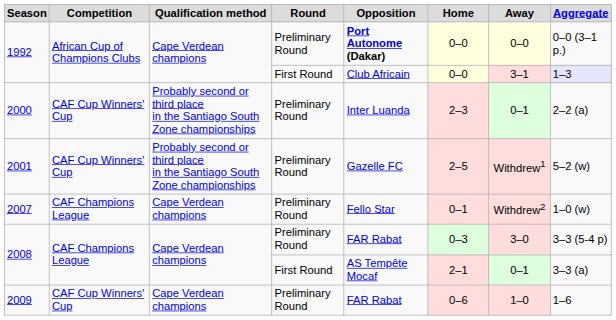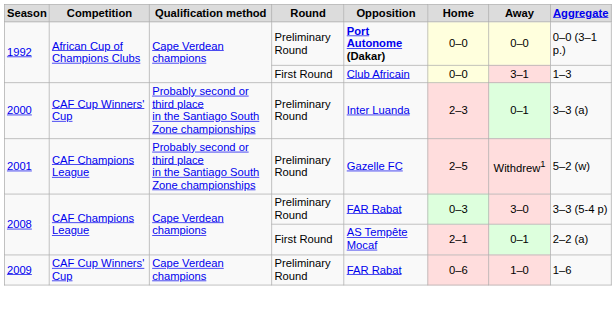(562, 74) lavender background -> (562, 74) no background
(570, 110) 2–2 (a) -> (570, 110) 3–3 (a)
(98, 166) CAF Cup Winners' Cup -> (93, 166) CAF Champions League
- row: (19, 209)
(570, 270) 3–3 (a) -> (570, 239) 2–2 (a)
